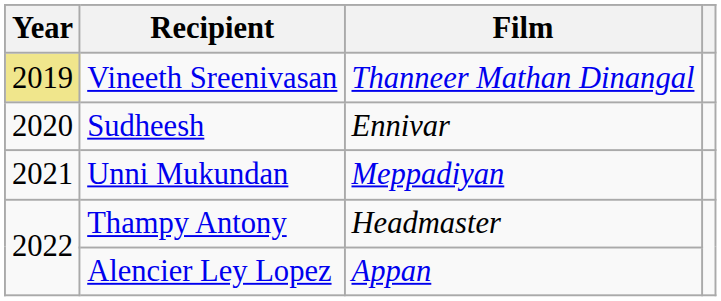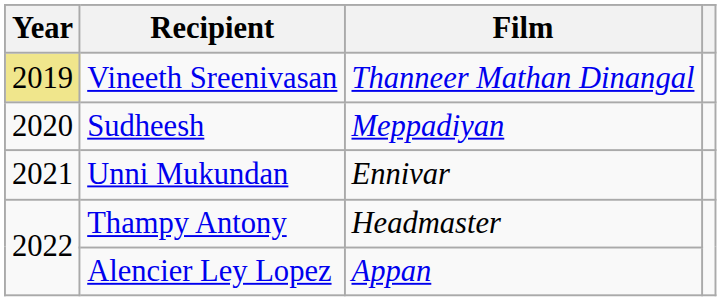(401, 125) Ennivar -> (428, 125) Meppadiyan
(428, 174) Meppadiyan -> (401, 174) Ennivar
